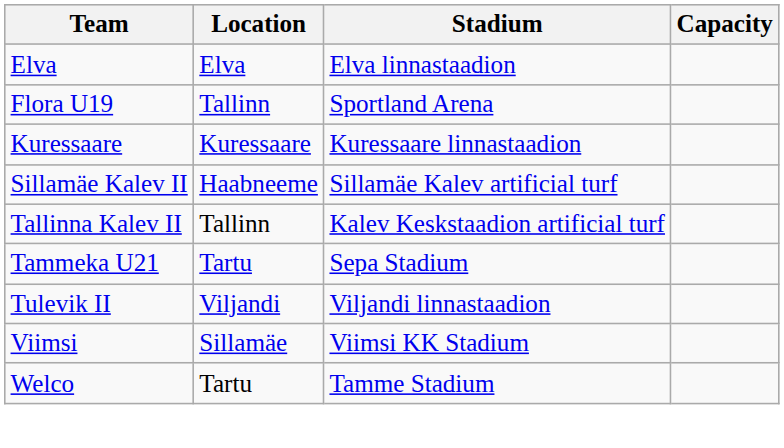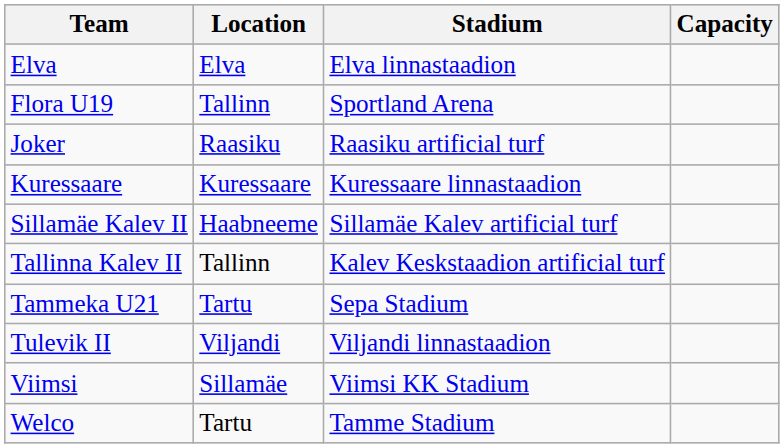+ row: (38, 143)
